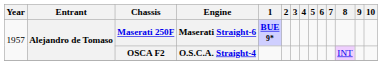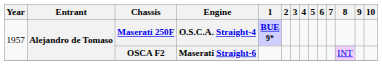(217, 33) Maserati Straight-6 -> (217, 33) O.S.C.A. Straight-4
(217, 53) O.S.C.A. Straight-4 -> (217, 53) Maserati Straight-6
